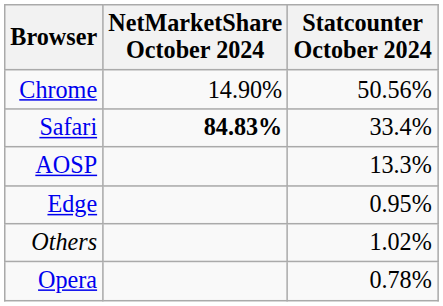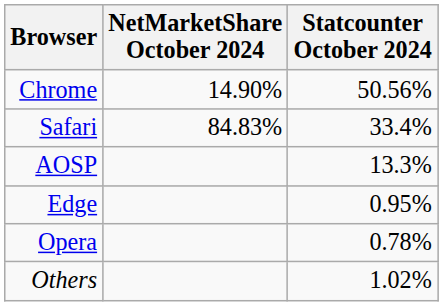(243, 127) bold -> (245, 127) normal
rows swapped: (68, 280) <-> (64, 242)
